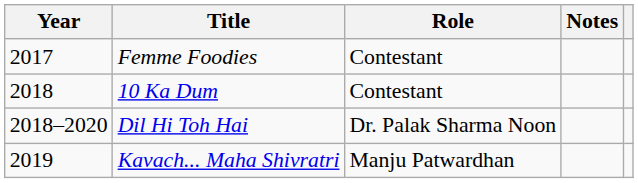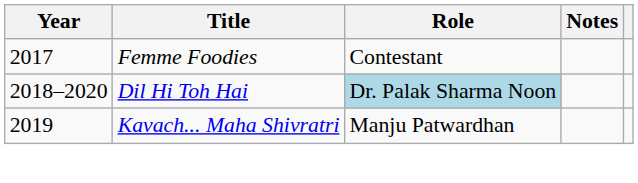- row: (168, 90)
(453, 125) no background -> (453, 90) lightblue background
